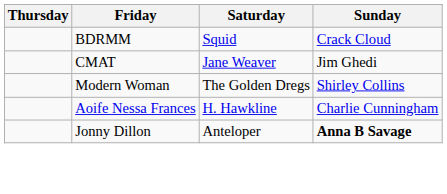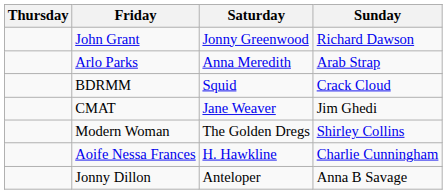+ row: (107, 39)
+ row: (107, 62)
(364, 131) bold -> (362, 177) normal
